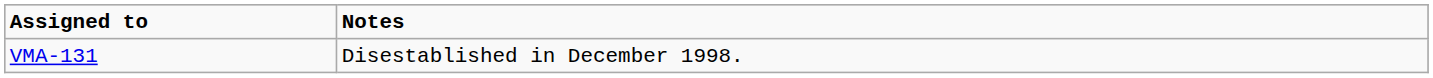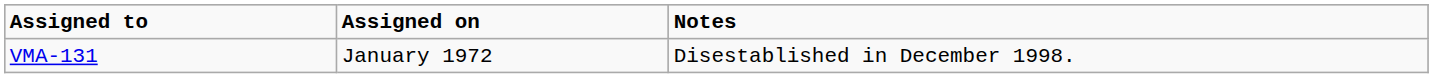+ column: (411, 22)
